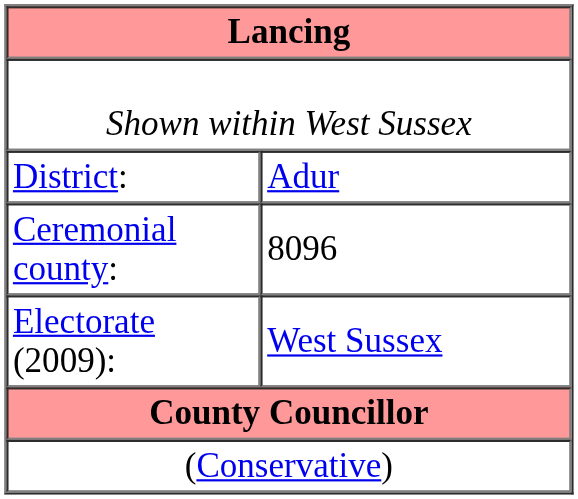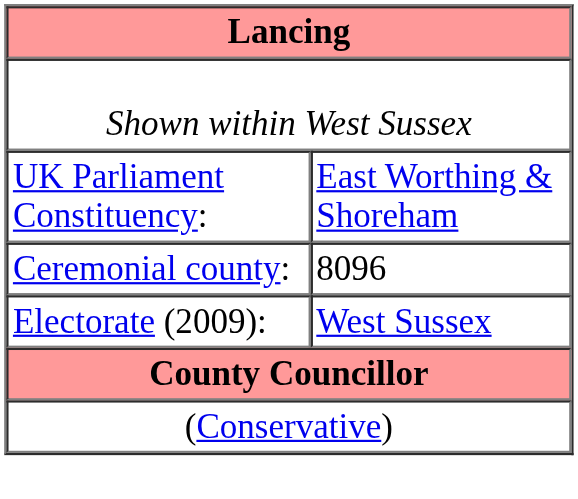- row: (70, 176)
+ row: (119, 196)
